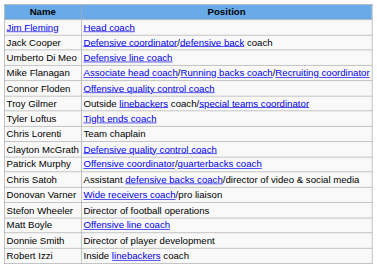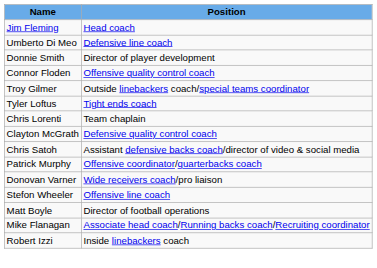- row: (34, 43)
rows swapped: (38, 73) <-> (36, 241)
rows swapped: (39, 165) <-> (32, 180)
(146, 210) Director of football operations -> (127, 195) Offensive line coach
(127, 226) Offensive line coach -> (146, 210) Director of football operations
